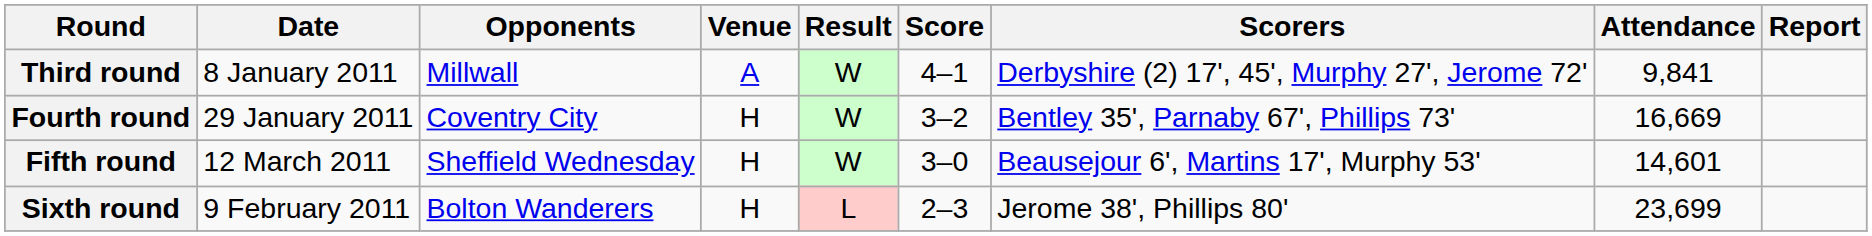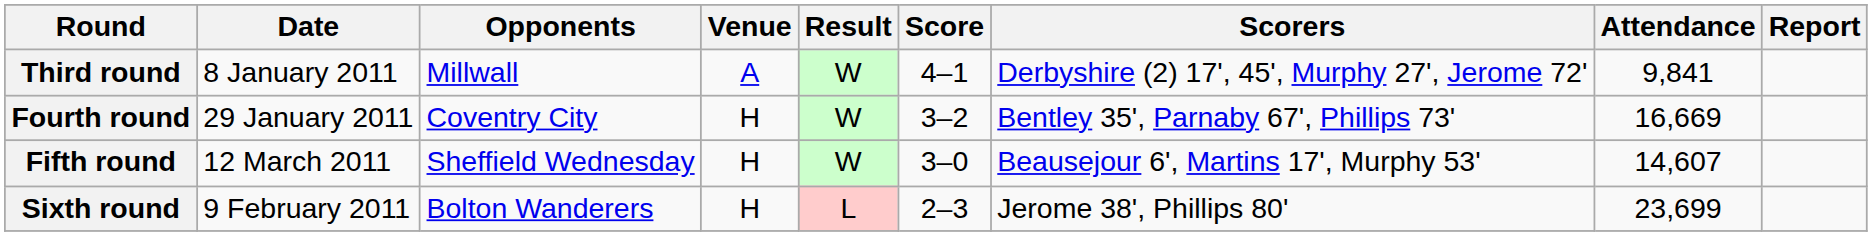(1678, 162) 14,601 -> (1678, 162) 14,607
